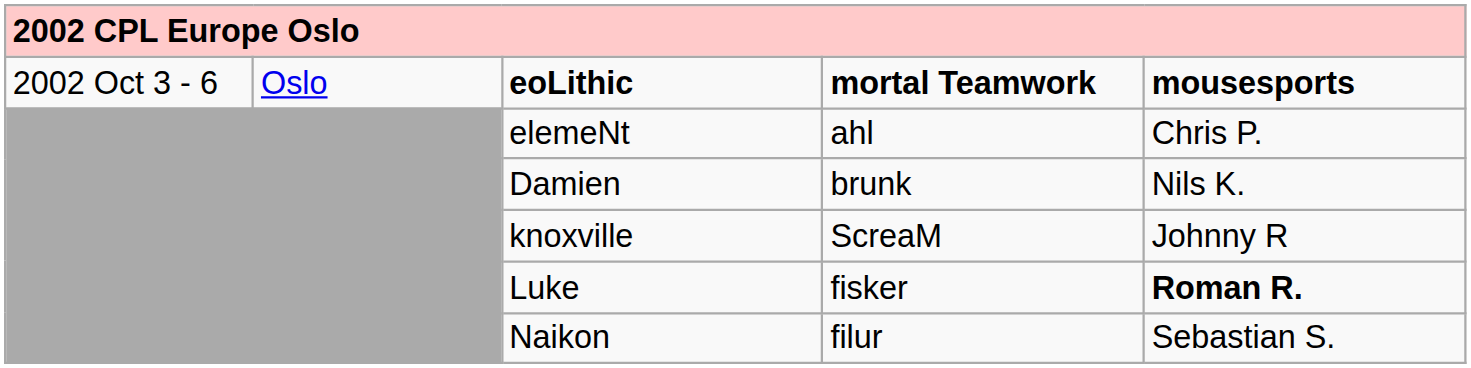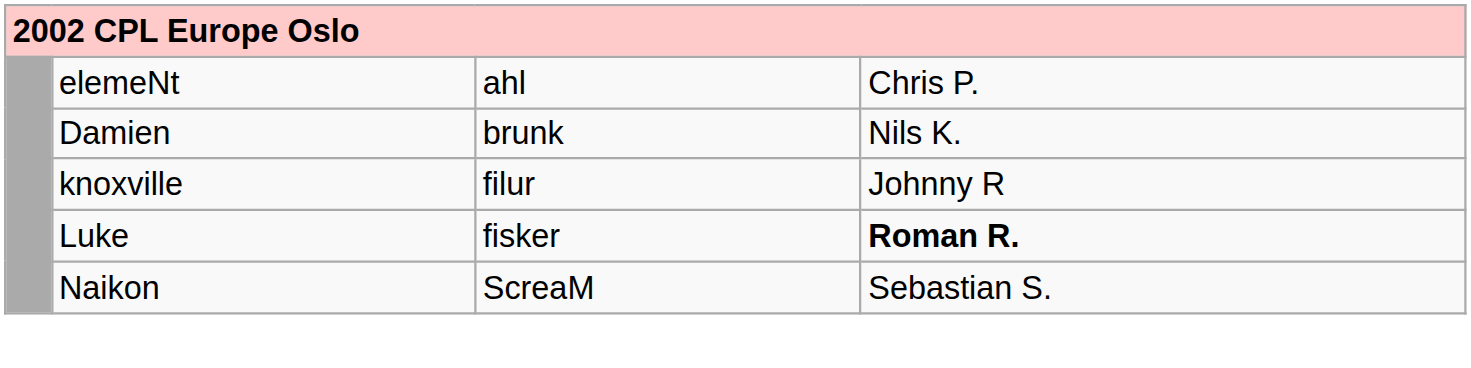- row: (571, 82)
(886, 235) ScreaM -> (509, 184) filur
(857, 338) filur -> (539, 287) ScreaM
